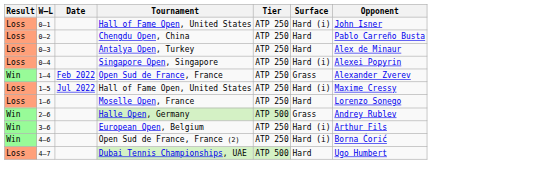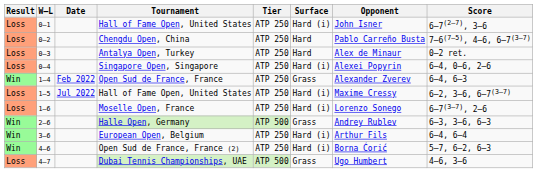+ column: (480, 11)
(302, 101) Hard -> (312, 108) Hard (i)
(302, 153) Hard -> (304, 161) Grass
